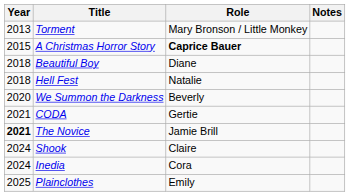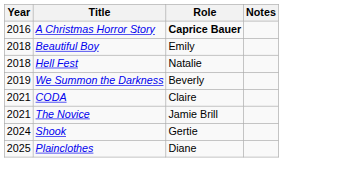- row: (55, 30)
(19, 47) 2015 -> (19, 30) 2016
(182, 64) Diane -> (182, 47) Emily
(19, 98) 2020 -> (19, 81) 2019
(183, 115) Gertie -> (182, 98) Claire
(19, 132) bold -> (19, 115) normal
(182, 149) Claire -> (183, 132) Gertie
- row: (50, 166)
(182, 183) Emily -> (182, 149) Diane
